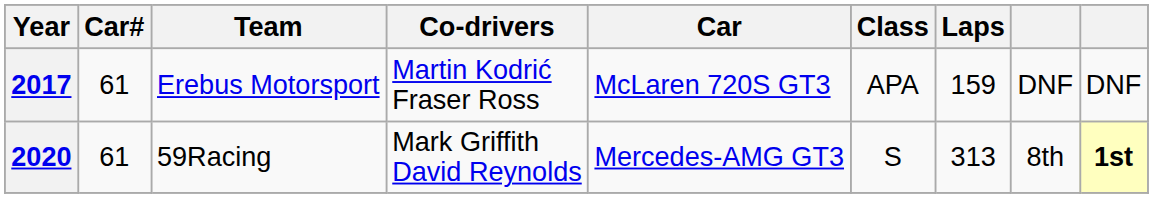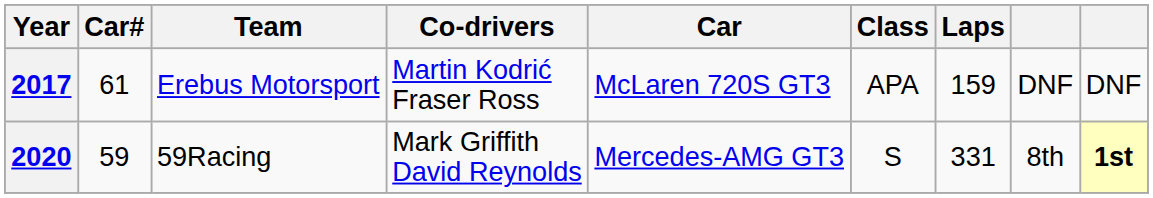(114, 157) 61 -> (114, 157) 59
(973, 157) 313 -> (973, 157) 331
